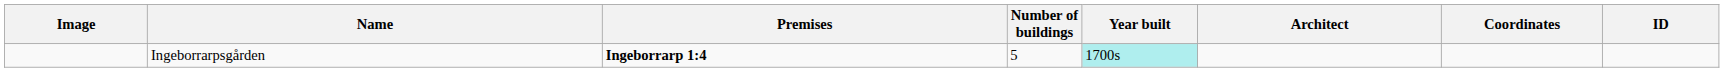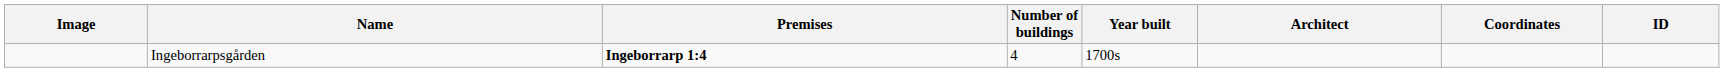(1014, 55) 5 -> (1014, 55) 4
(1103, 55) paleturquoise background -> (1103, 55) no background
